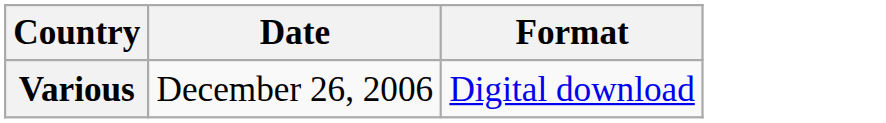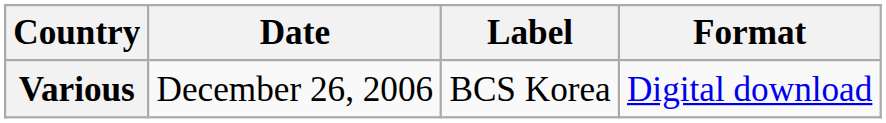+ column: (530, 32)
